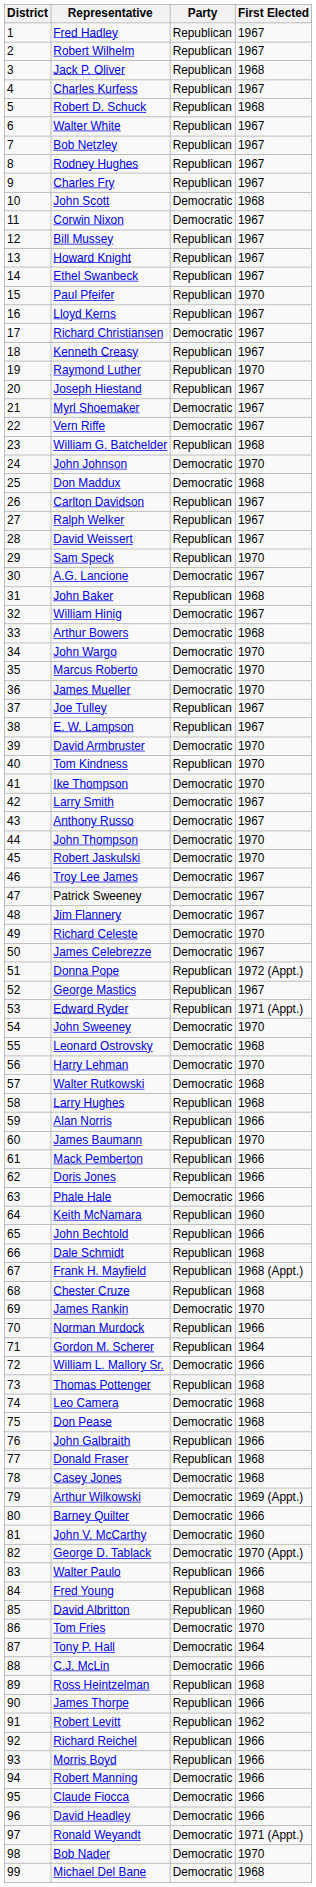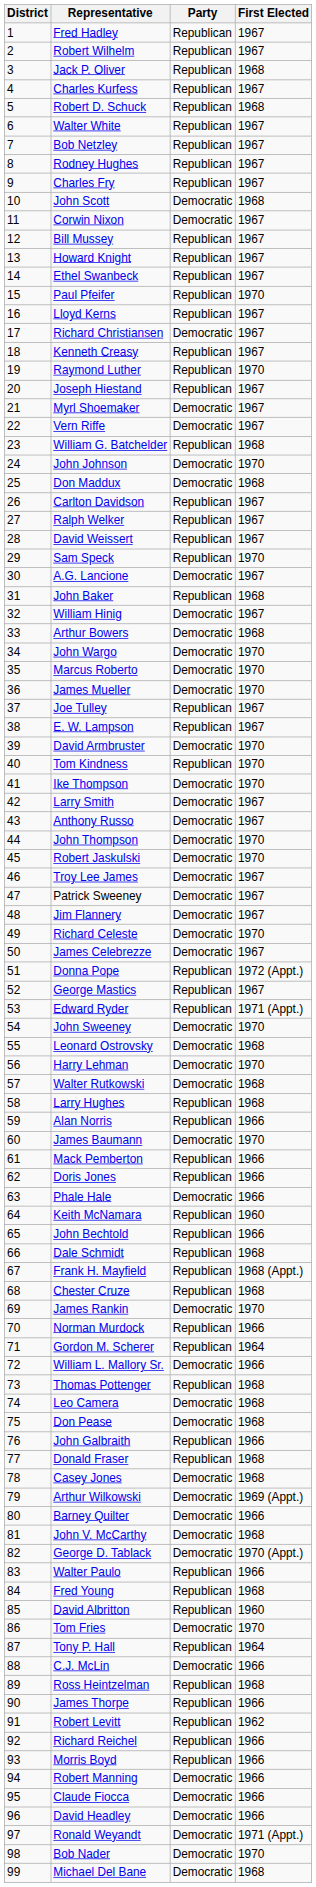(202, 1140) Republican -> (203, 1140) Democratic
(251, 1534) 1960 -> (251, 1534) 1968
(203, 1647) Democratic -> (202, 1647) Republican
